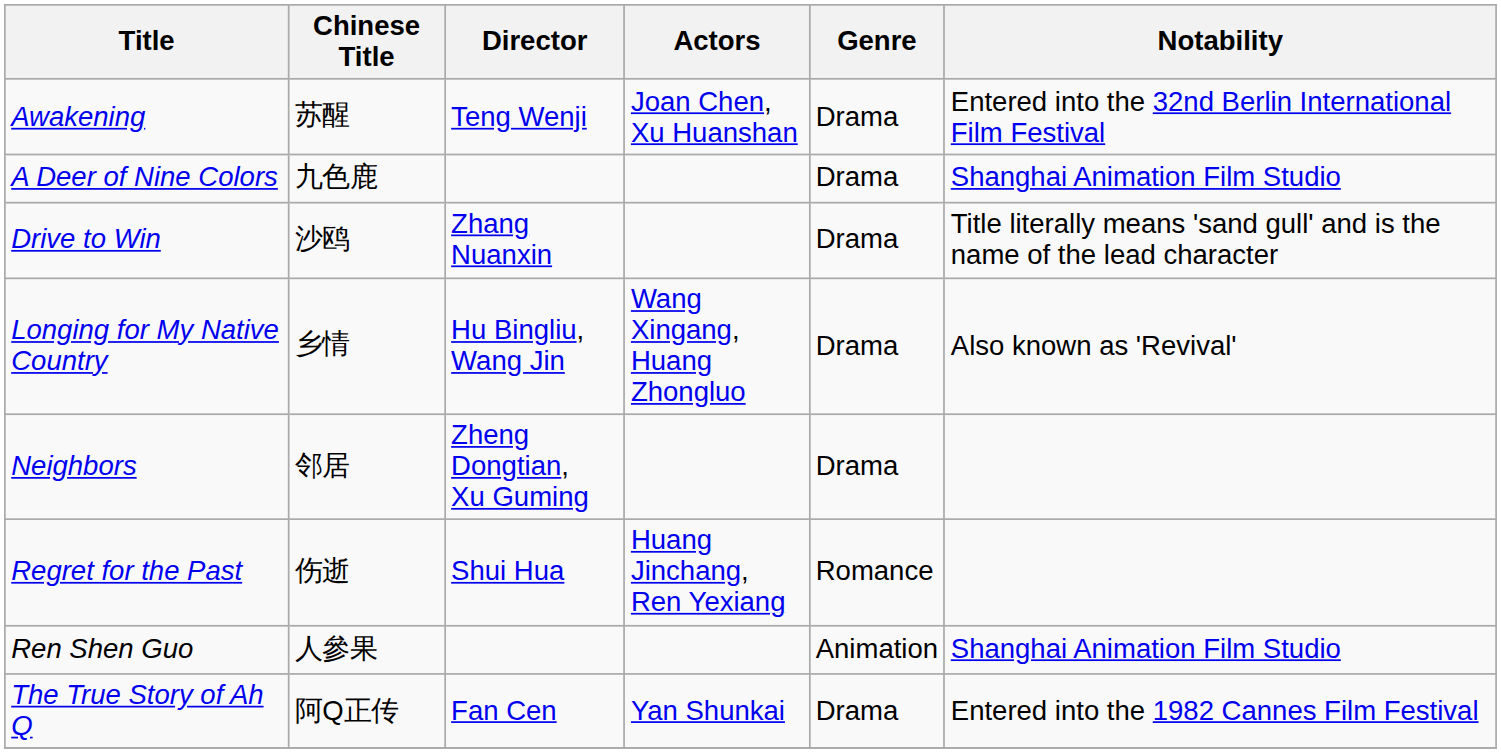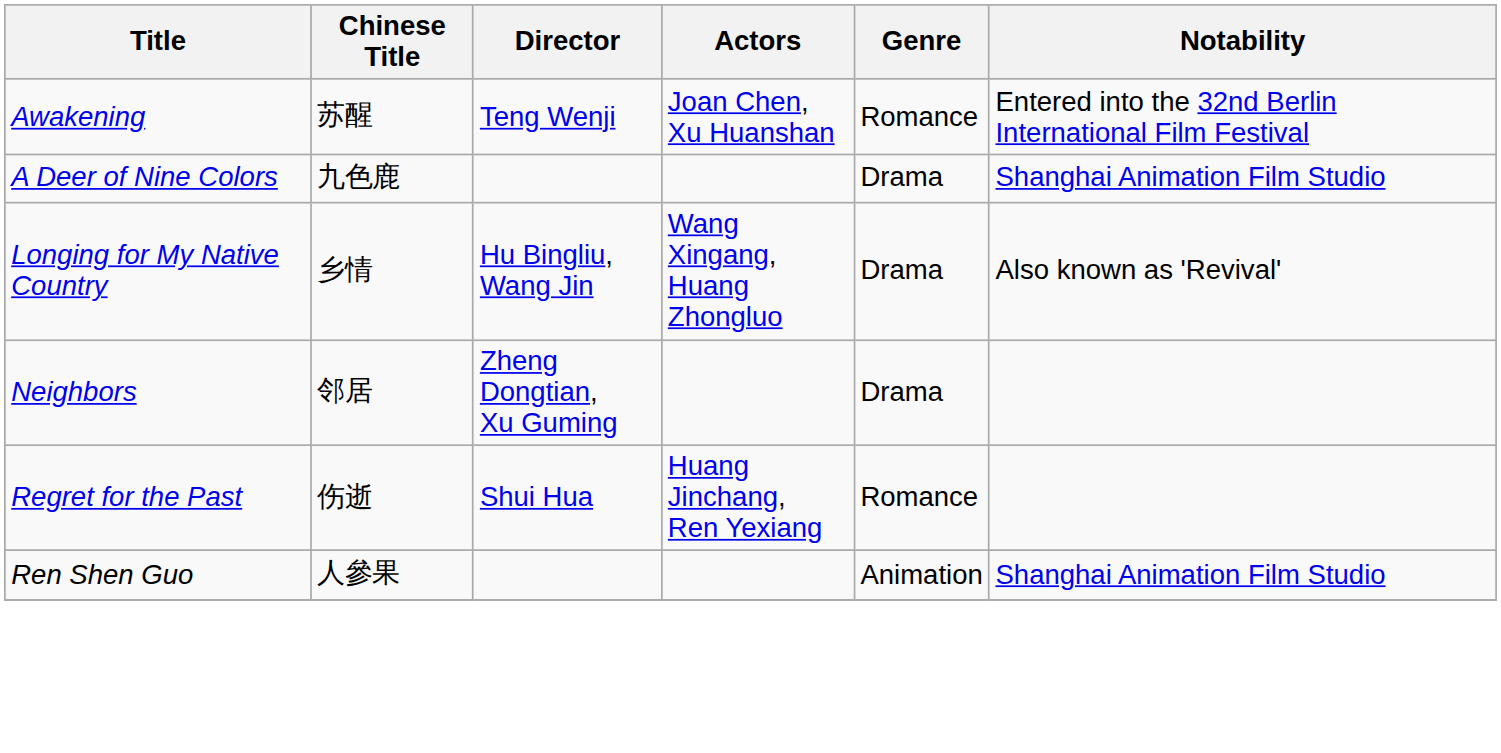(857, 116) Drama -> (919, 116) Romance
- row: (86, 239)
- row: (137, 710)
